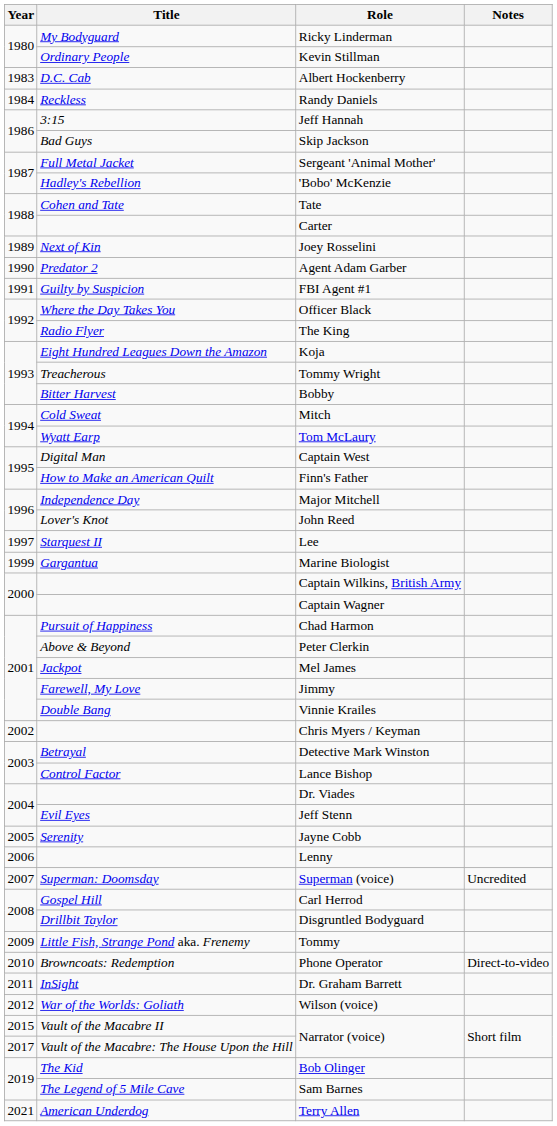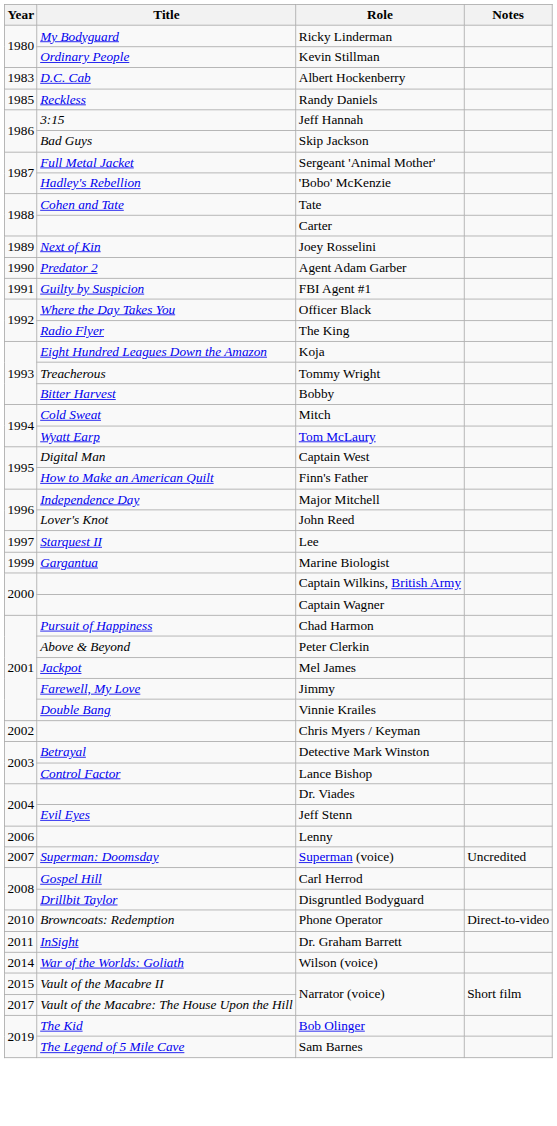(21, 99) 1984 -> (21, 99) 1985
- row: (62, 836)
- row: (145, 941)
(21, 1004) 2012 -> (21, 962) 2014
- row: (94, 1110)
